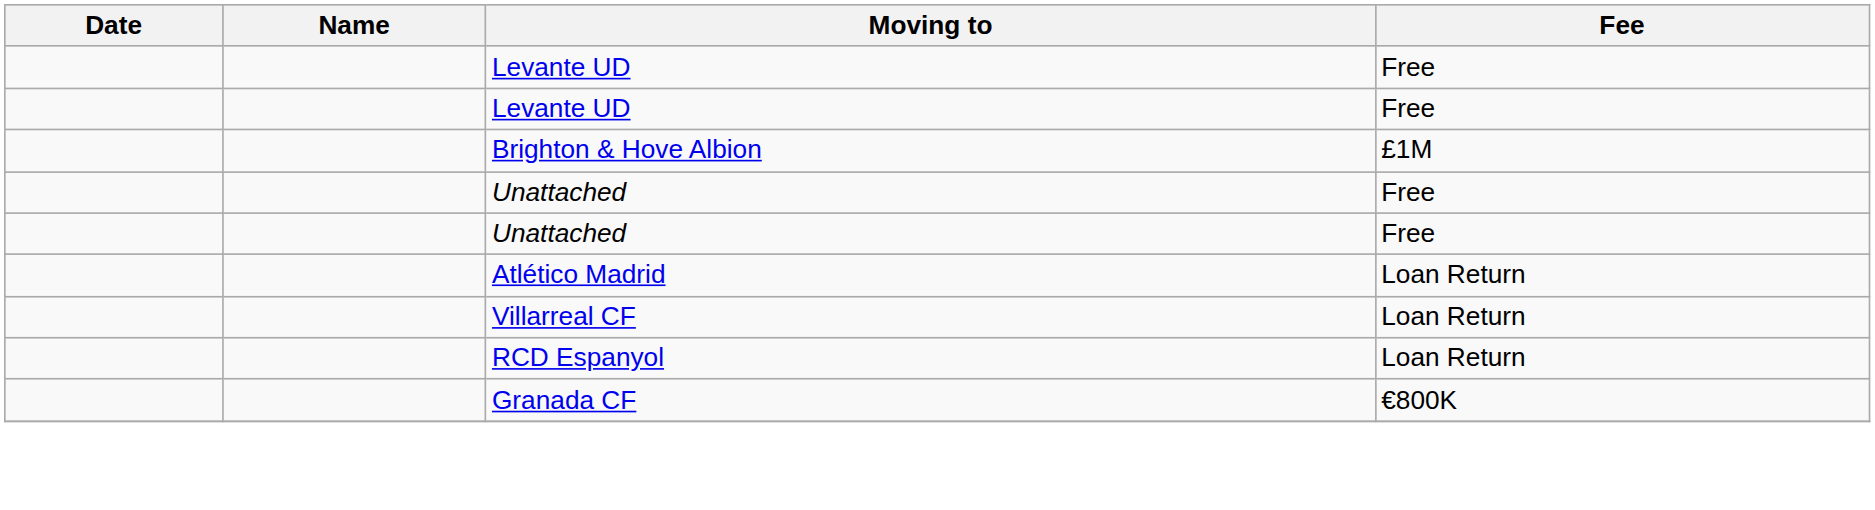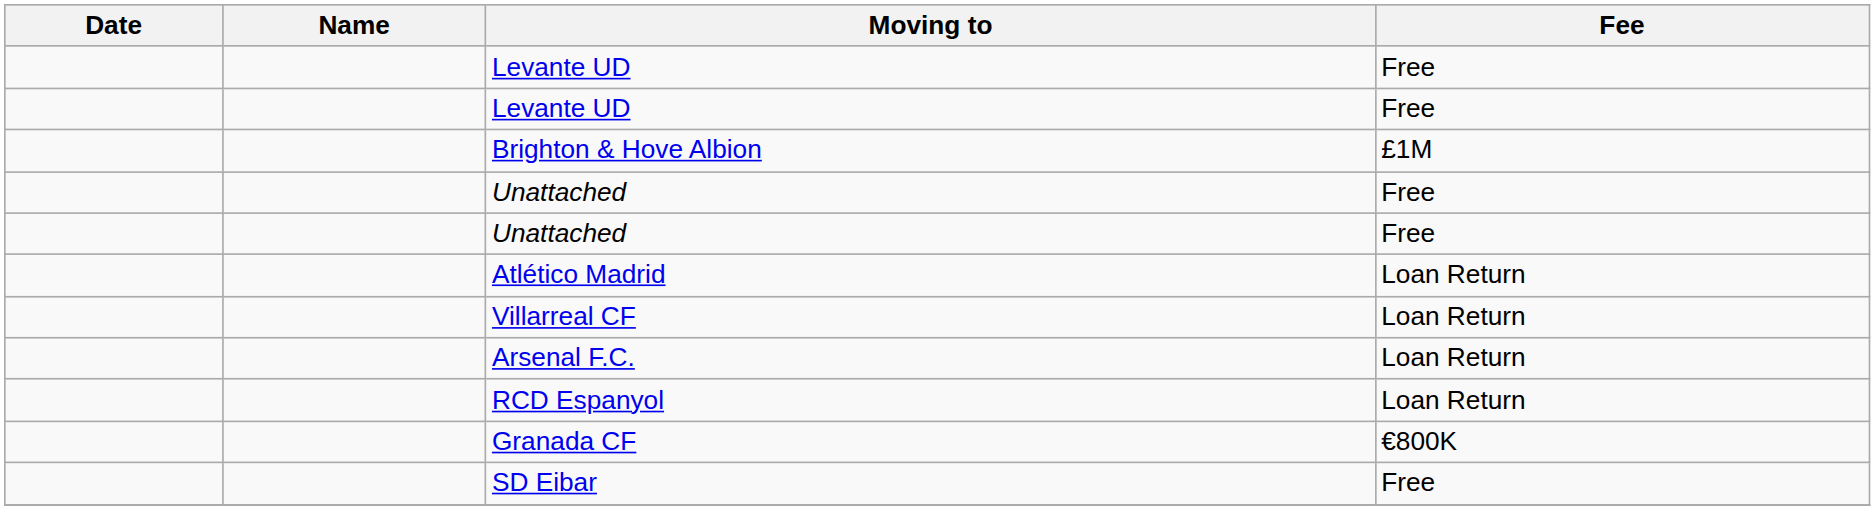+ row: (563, 358)
+ row: (544, 483)
